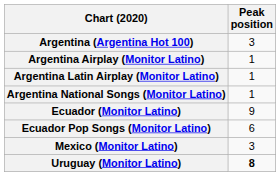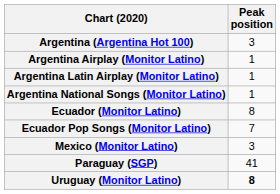(252, 111) 9 -> (252, 111) 8
(252, 128) 6 -> (252, 128) 7
+ row: (116, 163)
